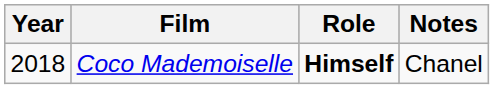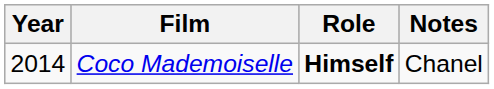(38, 63) 2018 -> (38, 63) 2014
